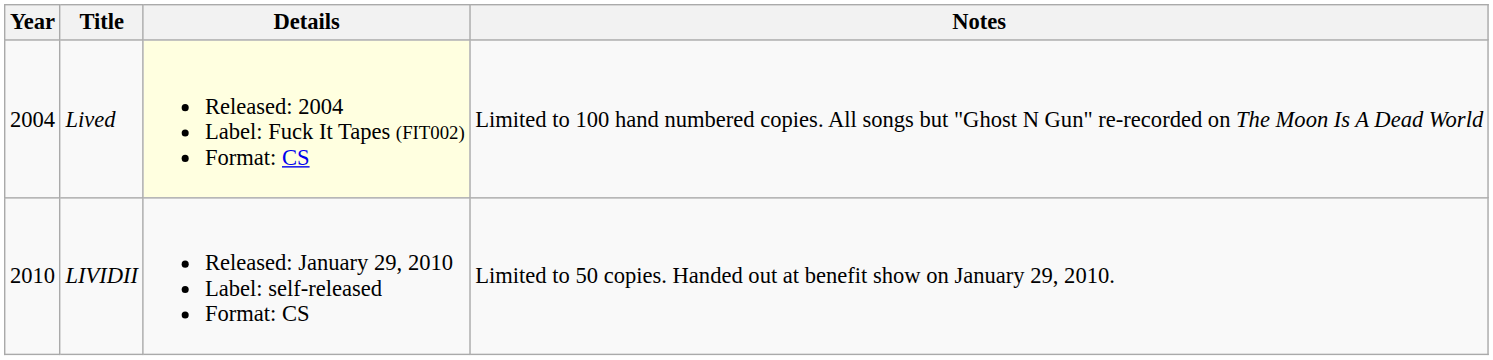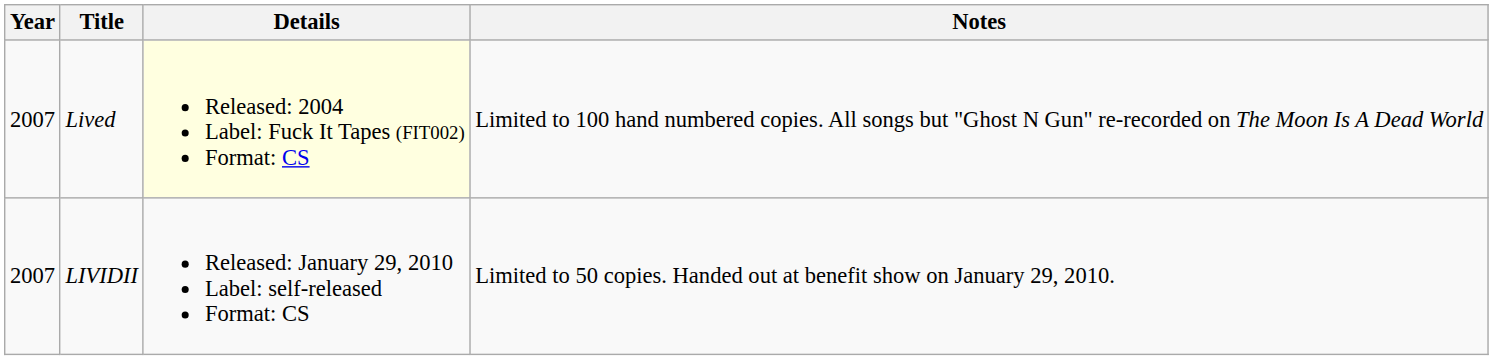(32, 118) 2004 -> (32, 118) 2007
(32, 275) 2010 -> (32, 275) 2007
